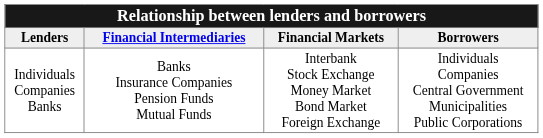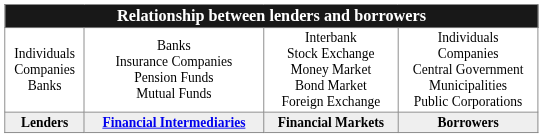rows swapped: (45, 37) <-> (45, 90)
